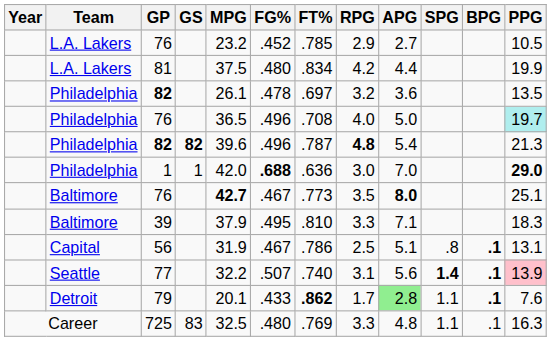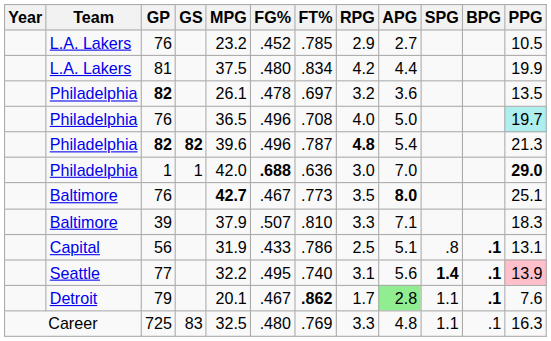(275, 222) .495 -> (275, 222) .507
(275, 247) .467 -> (275, 247) .433
(275, 273) .507 -> (275, 273) .495
(275, 298) .433 -> (275, 298) .467
